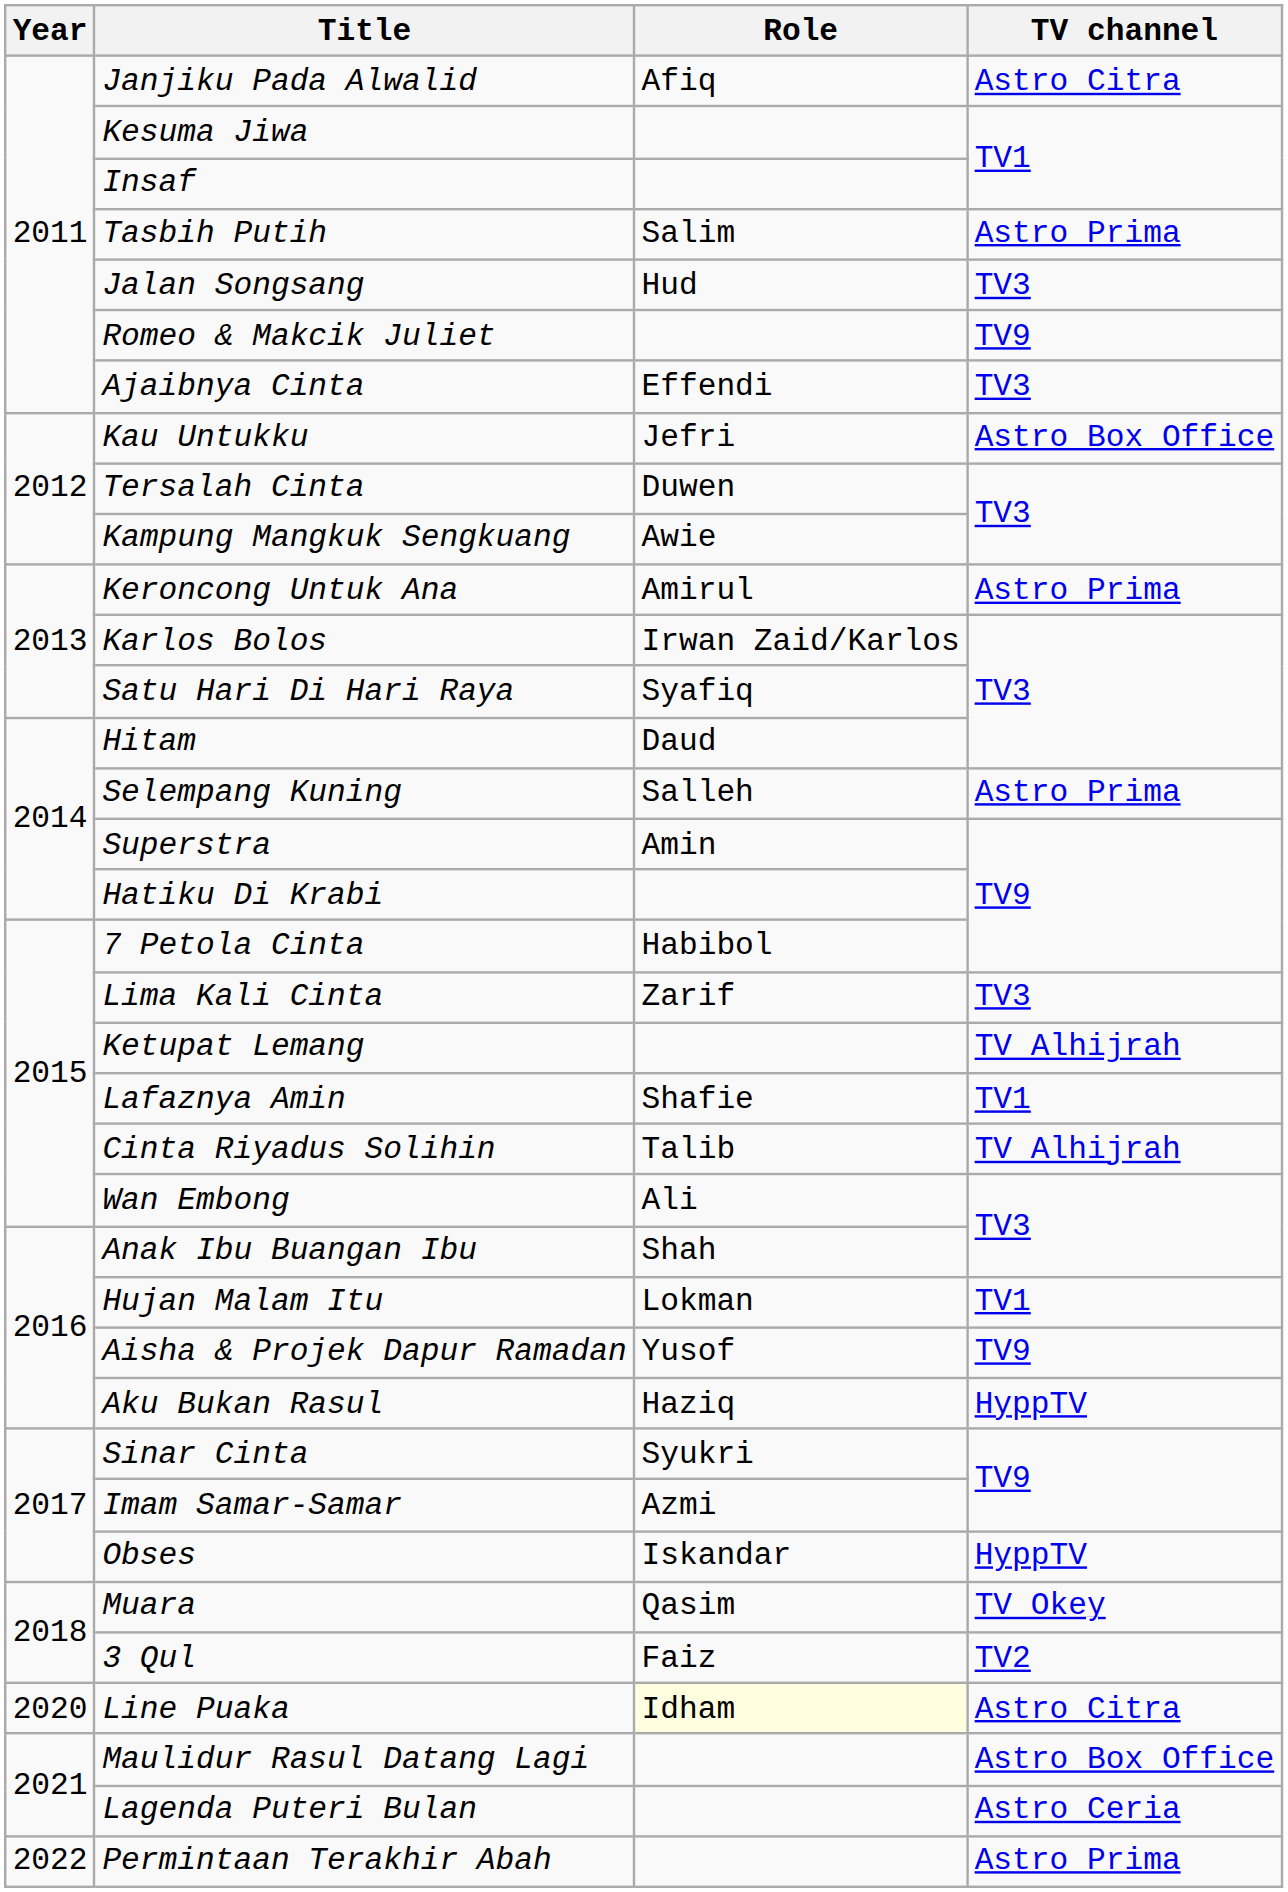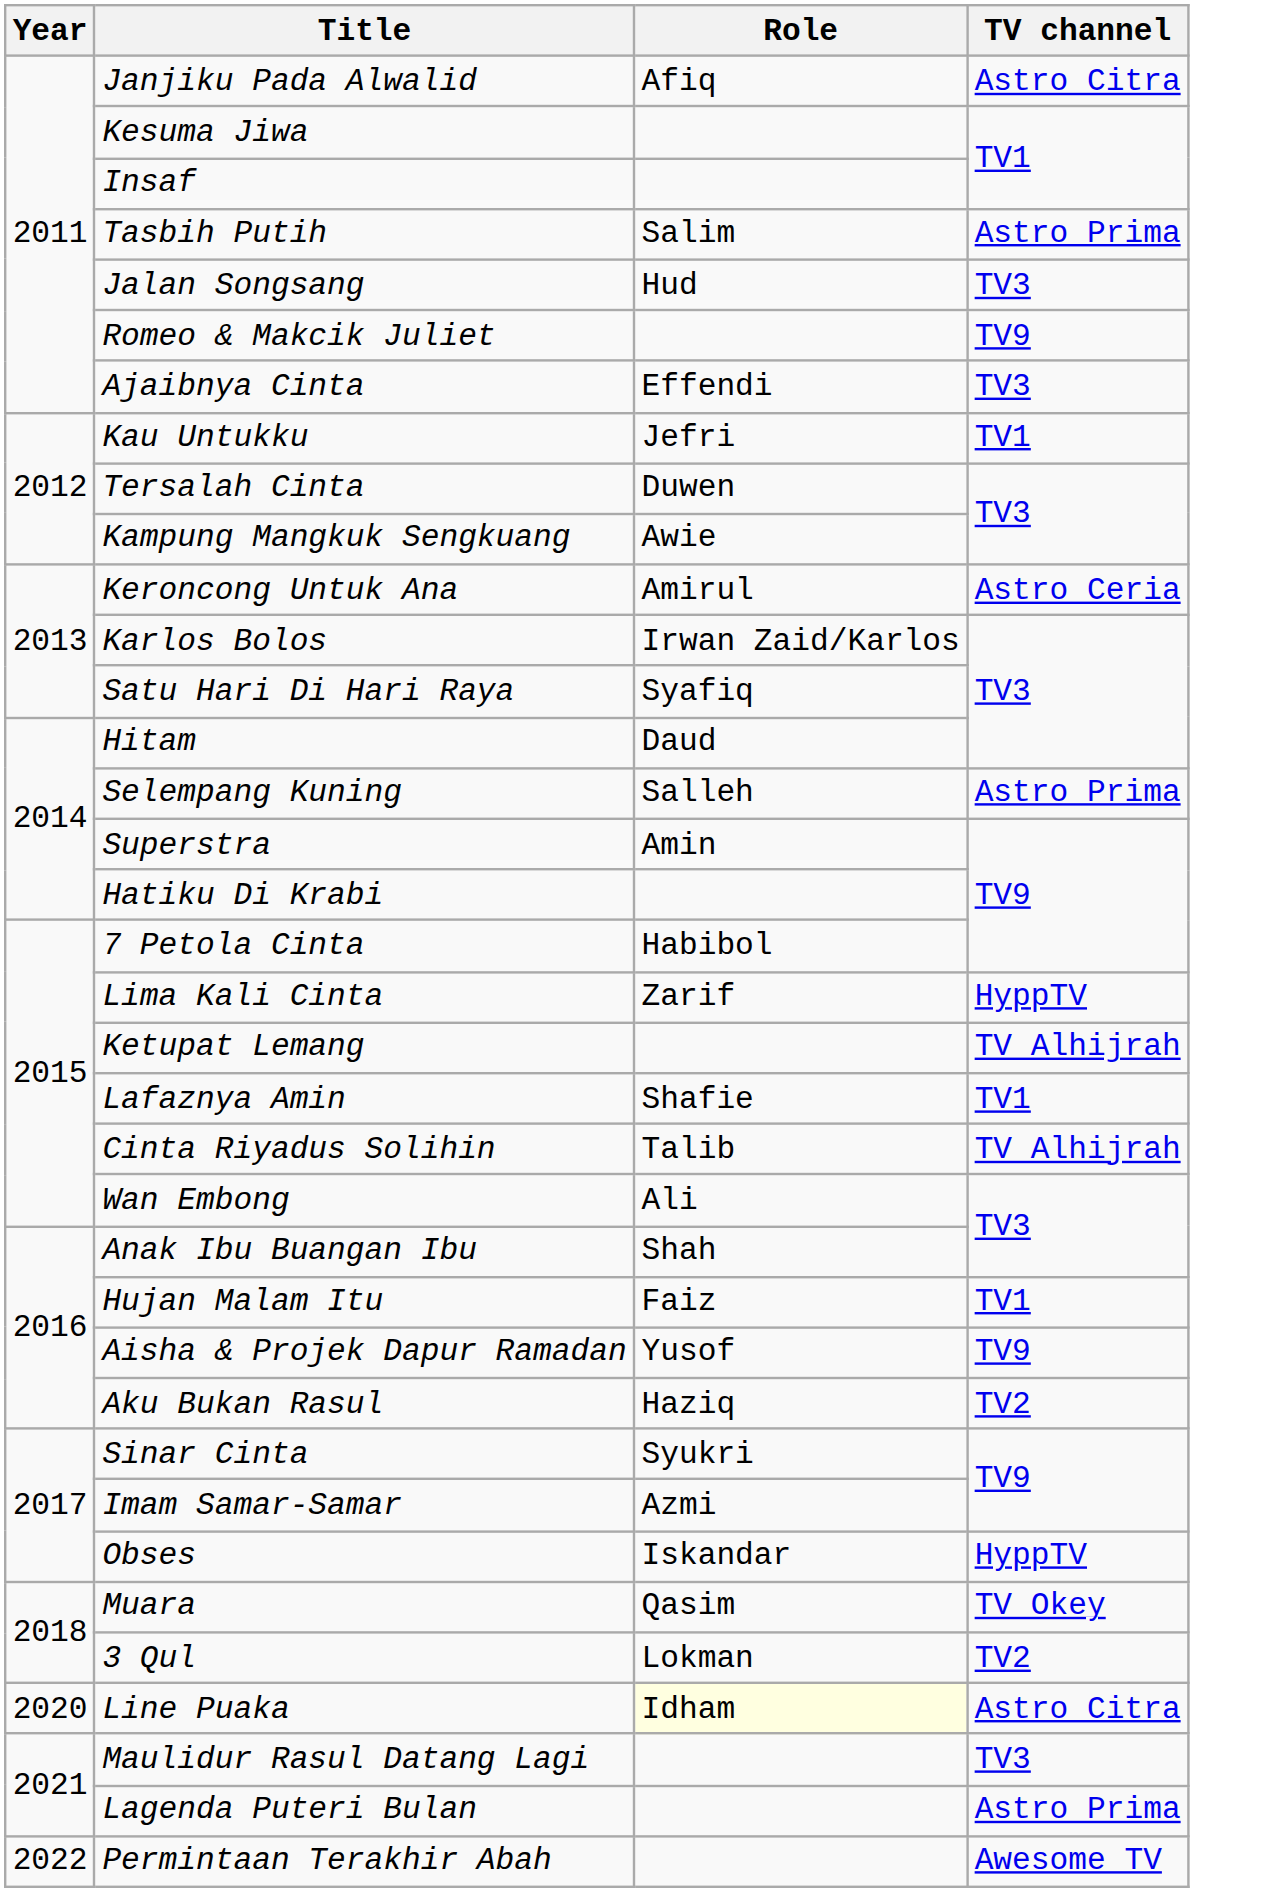(1124, 437) Astro Box Office -> (1003, 437) TV1
(1078, 590) Astro Prima -> (1078, 590) Astro Ceria
(1003, 997) TV3 -> (1031, 997) HyppTV
(698, 1302) Lokman -> (679, 1302) Faiz
(1031, 1404) HyppTV -> (1003, 1404) TV2
(679, 1658) Faiz -> (698, 1658) Lokman
(1124, 1760) Astro Box Office -> (1003, 1760) TV3
(1078, 1810) Astro Ceria -> (1078, 1810) Astro Prima
(1078, 1861) Astro Prima -> (1068, 1861) Awesome TV
